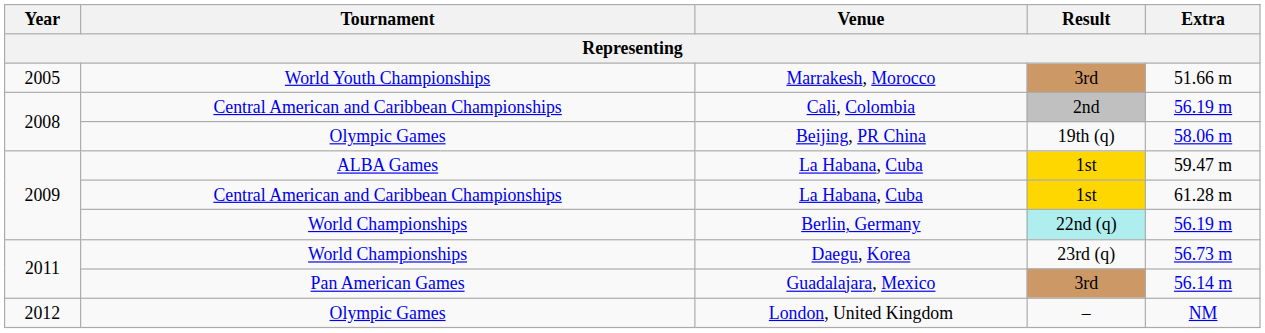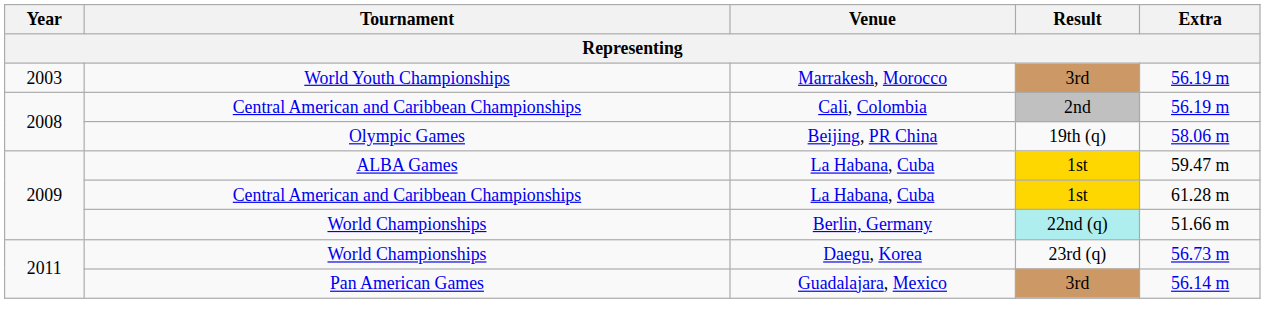(42, 77) 2005 -> (44, 77) 2003
(1203, 77) 51.66 m -> (1200, 77) 56.19 m
(1203, 224) 56.19 m -> (1200, 224) 51.66 m
- row: (388, 312)
